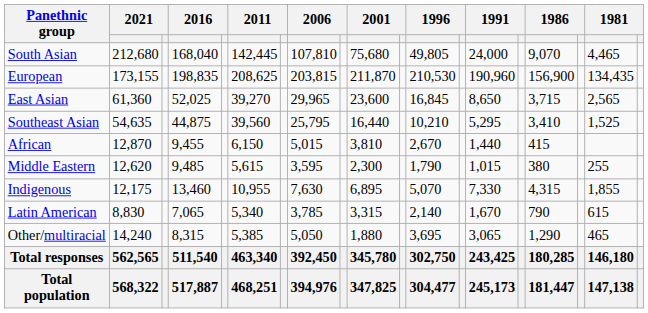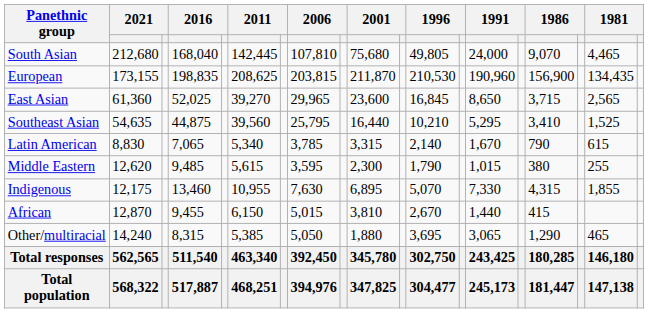rows swapped: (29, 144) <-> (52, 212)
